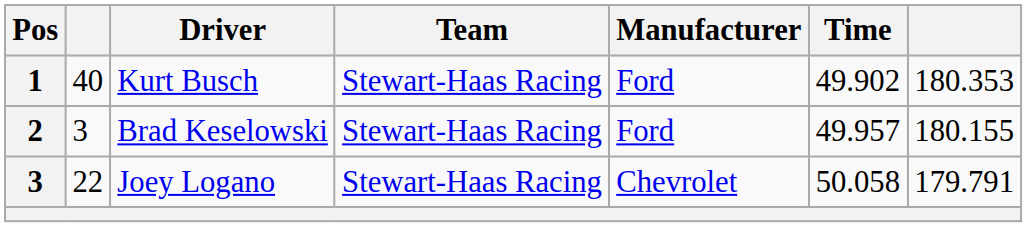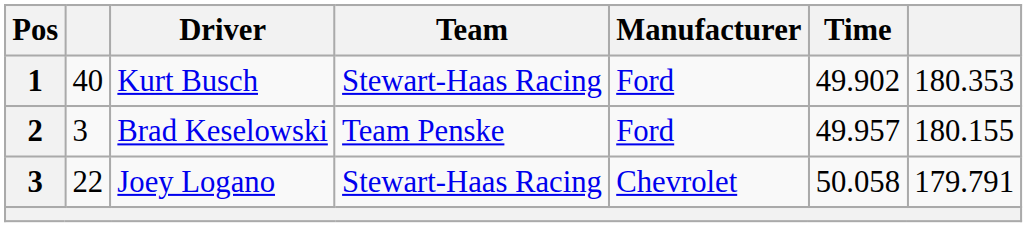(472, 131) Stewart-Haas Racing -> (423, 131) Team Penske
